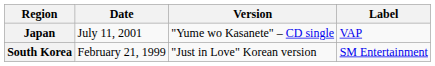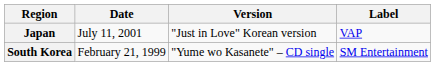(253, 33) "Yume wo Kasanete" – CD single -> (244, 33) "Just in Love" Korean version
(244, 52) "Just in Love" Korean version -> (253, 52) "Yume wo Kasanete" – CD single
